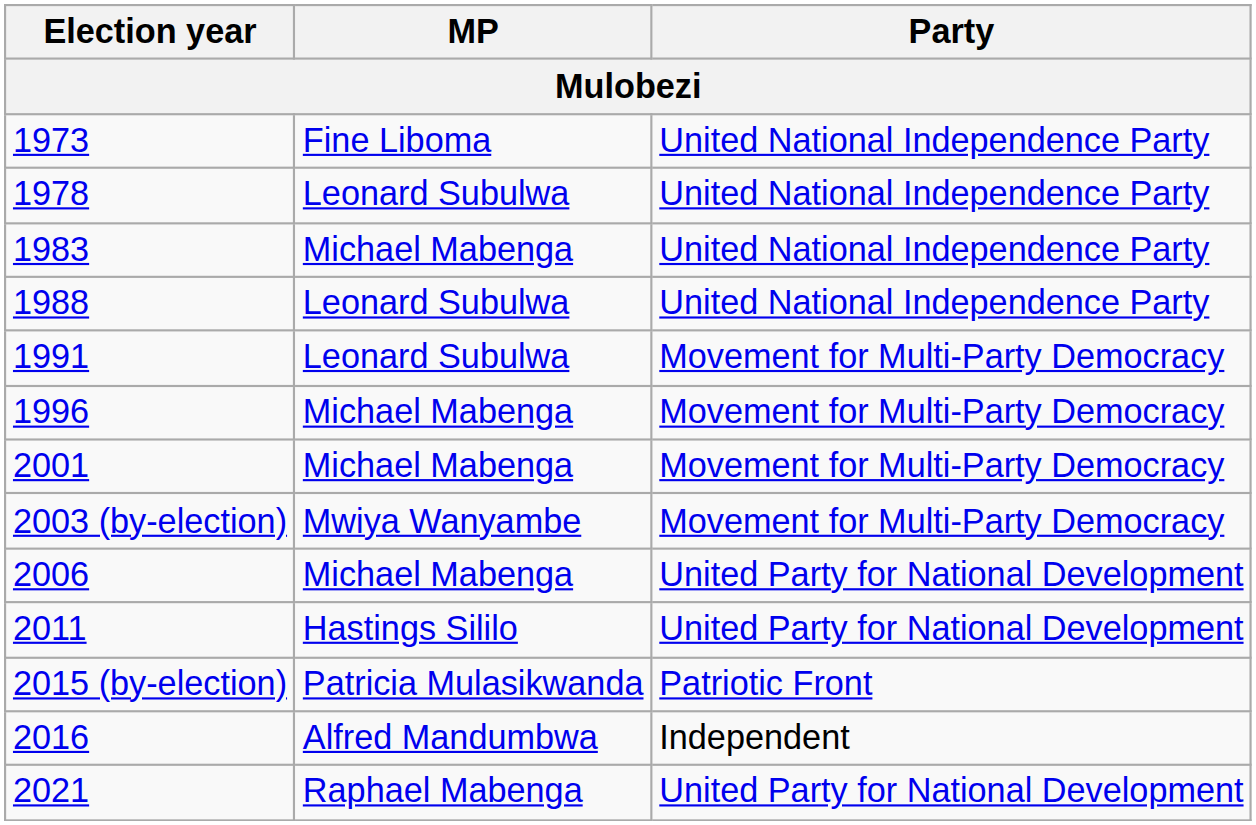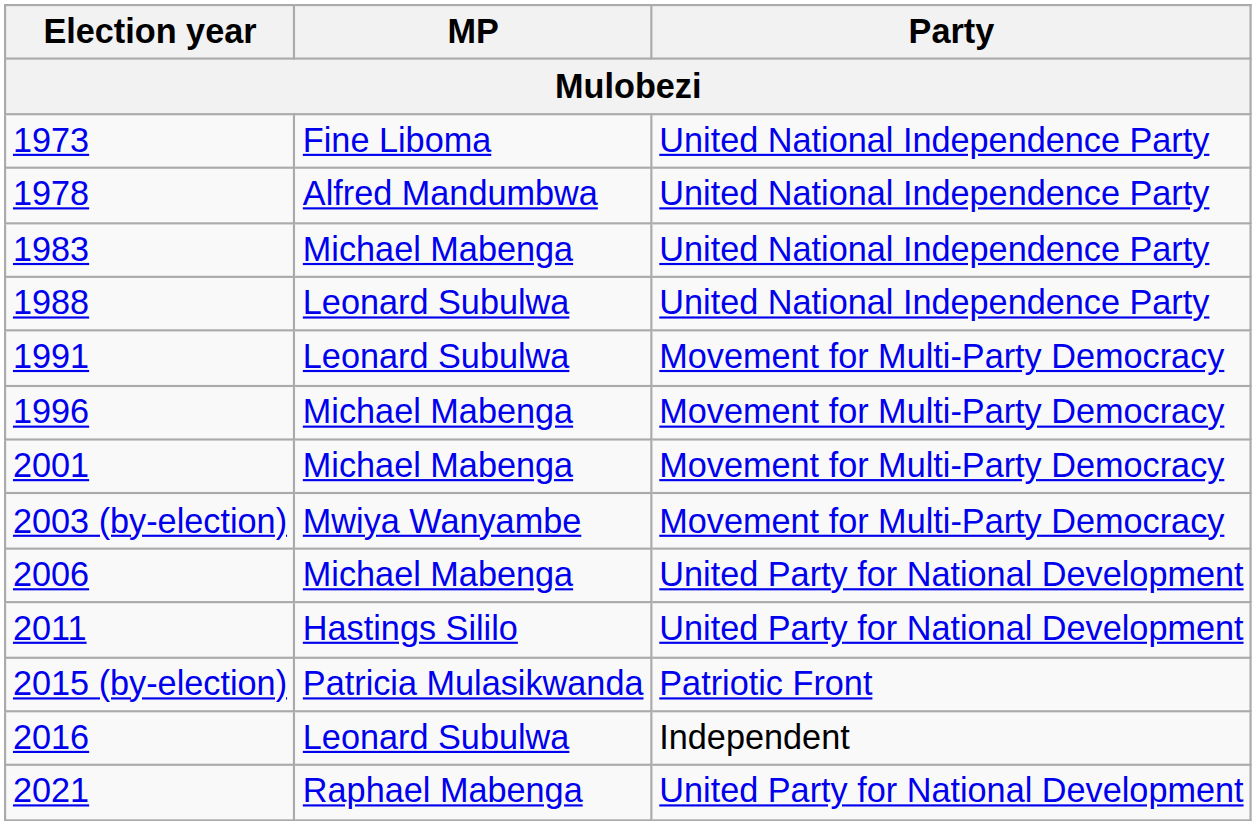(436, 194) Leonard Subulwa -> (450, 194) Alfred Mandumbwa
(450, 737) Alfred Mandumbwa -> (436, 737) Leonard Subulwa
